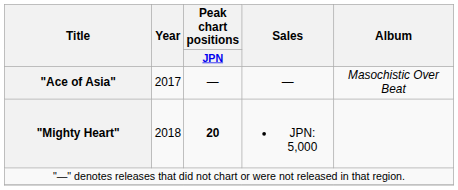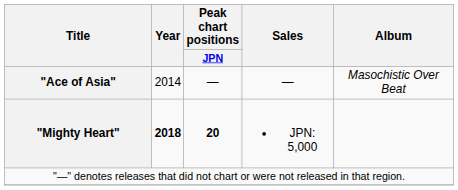(168, 82) 2017 -> (168, 82) 2014
(168, 133) normal -> (168, 133) bold
